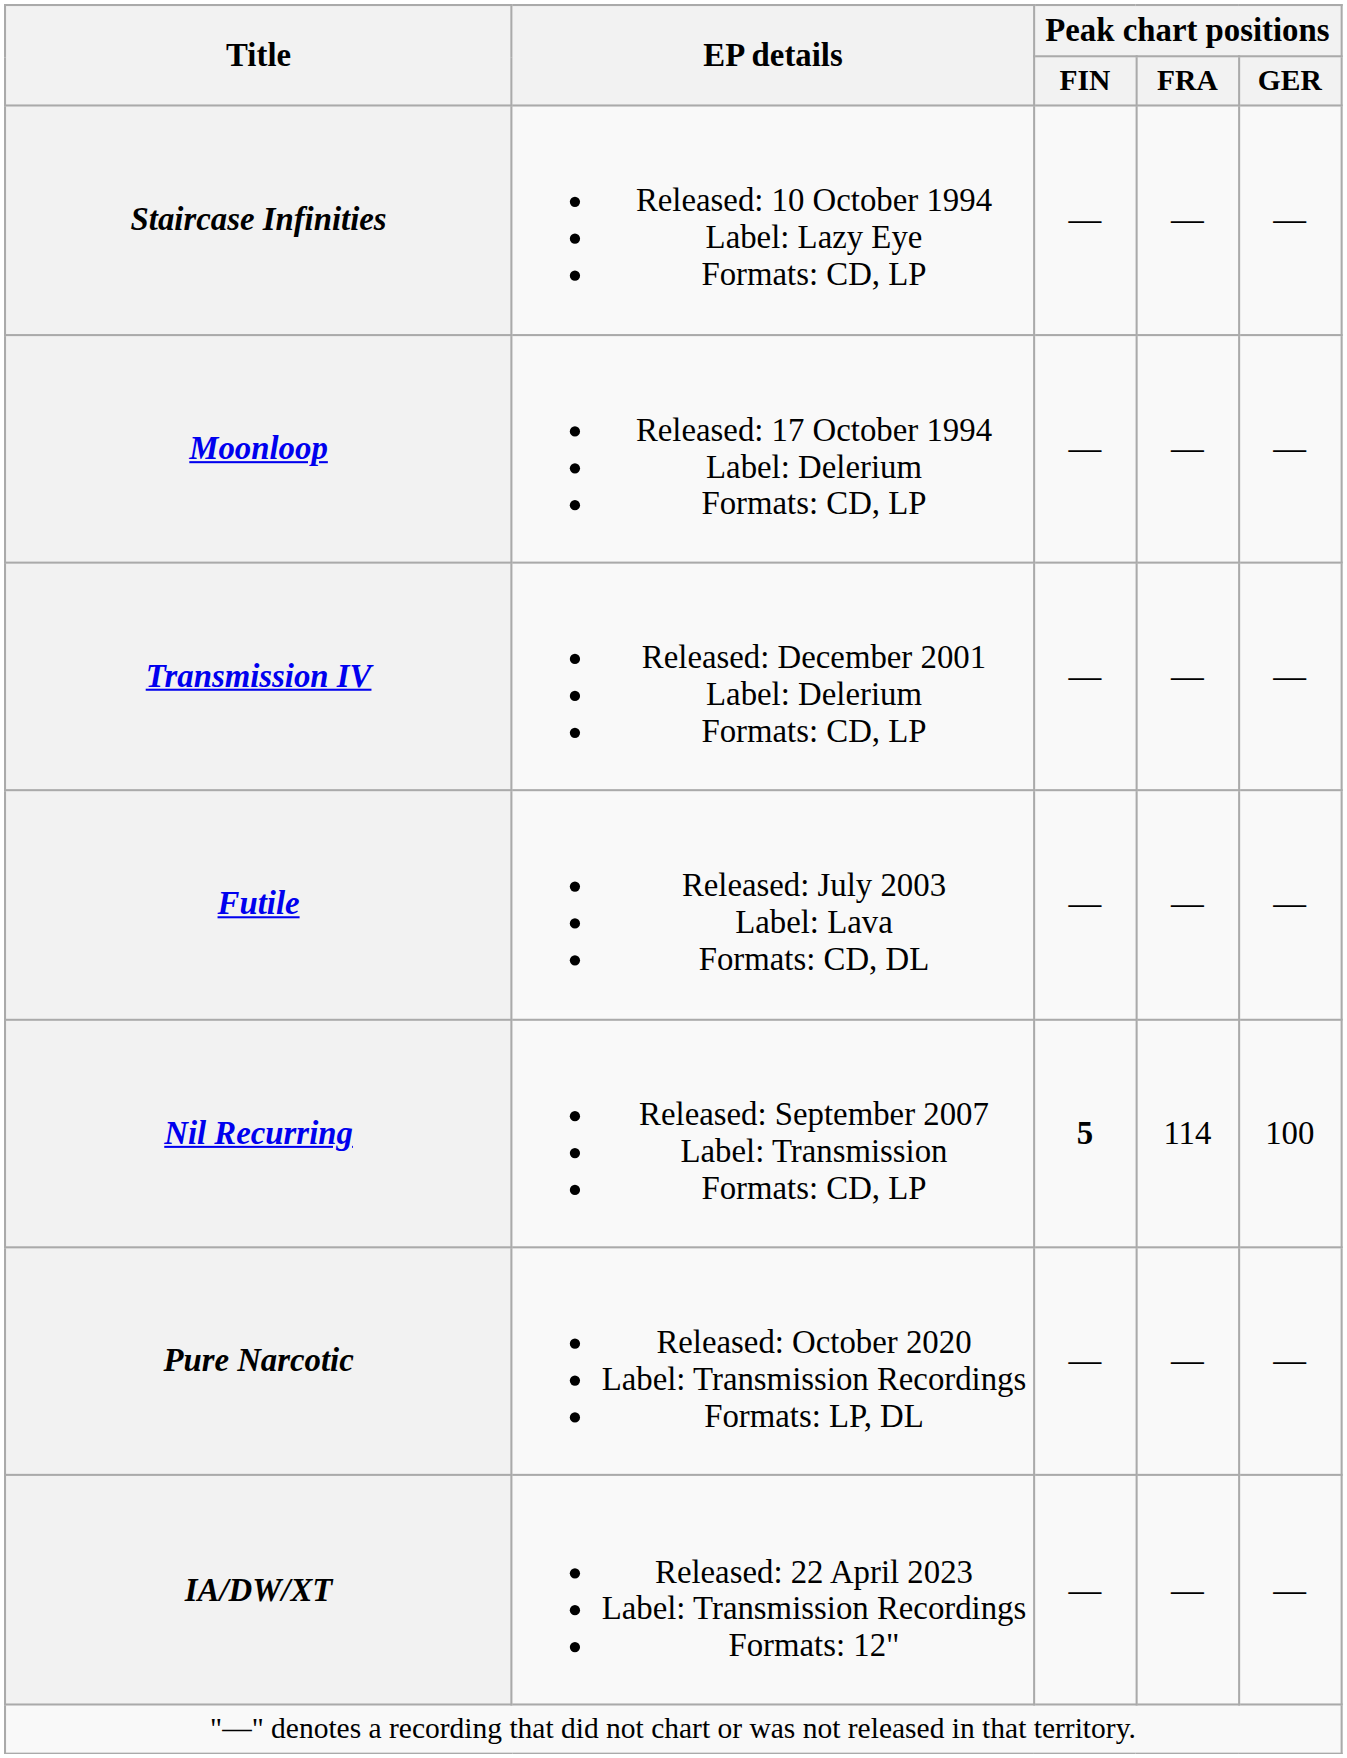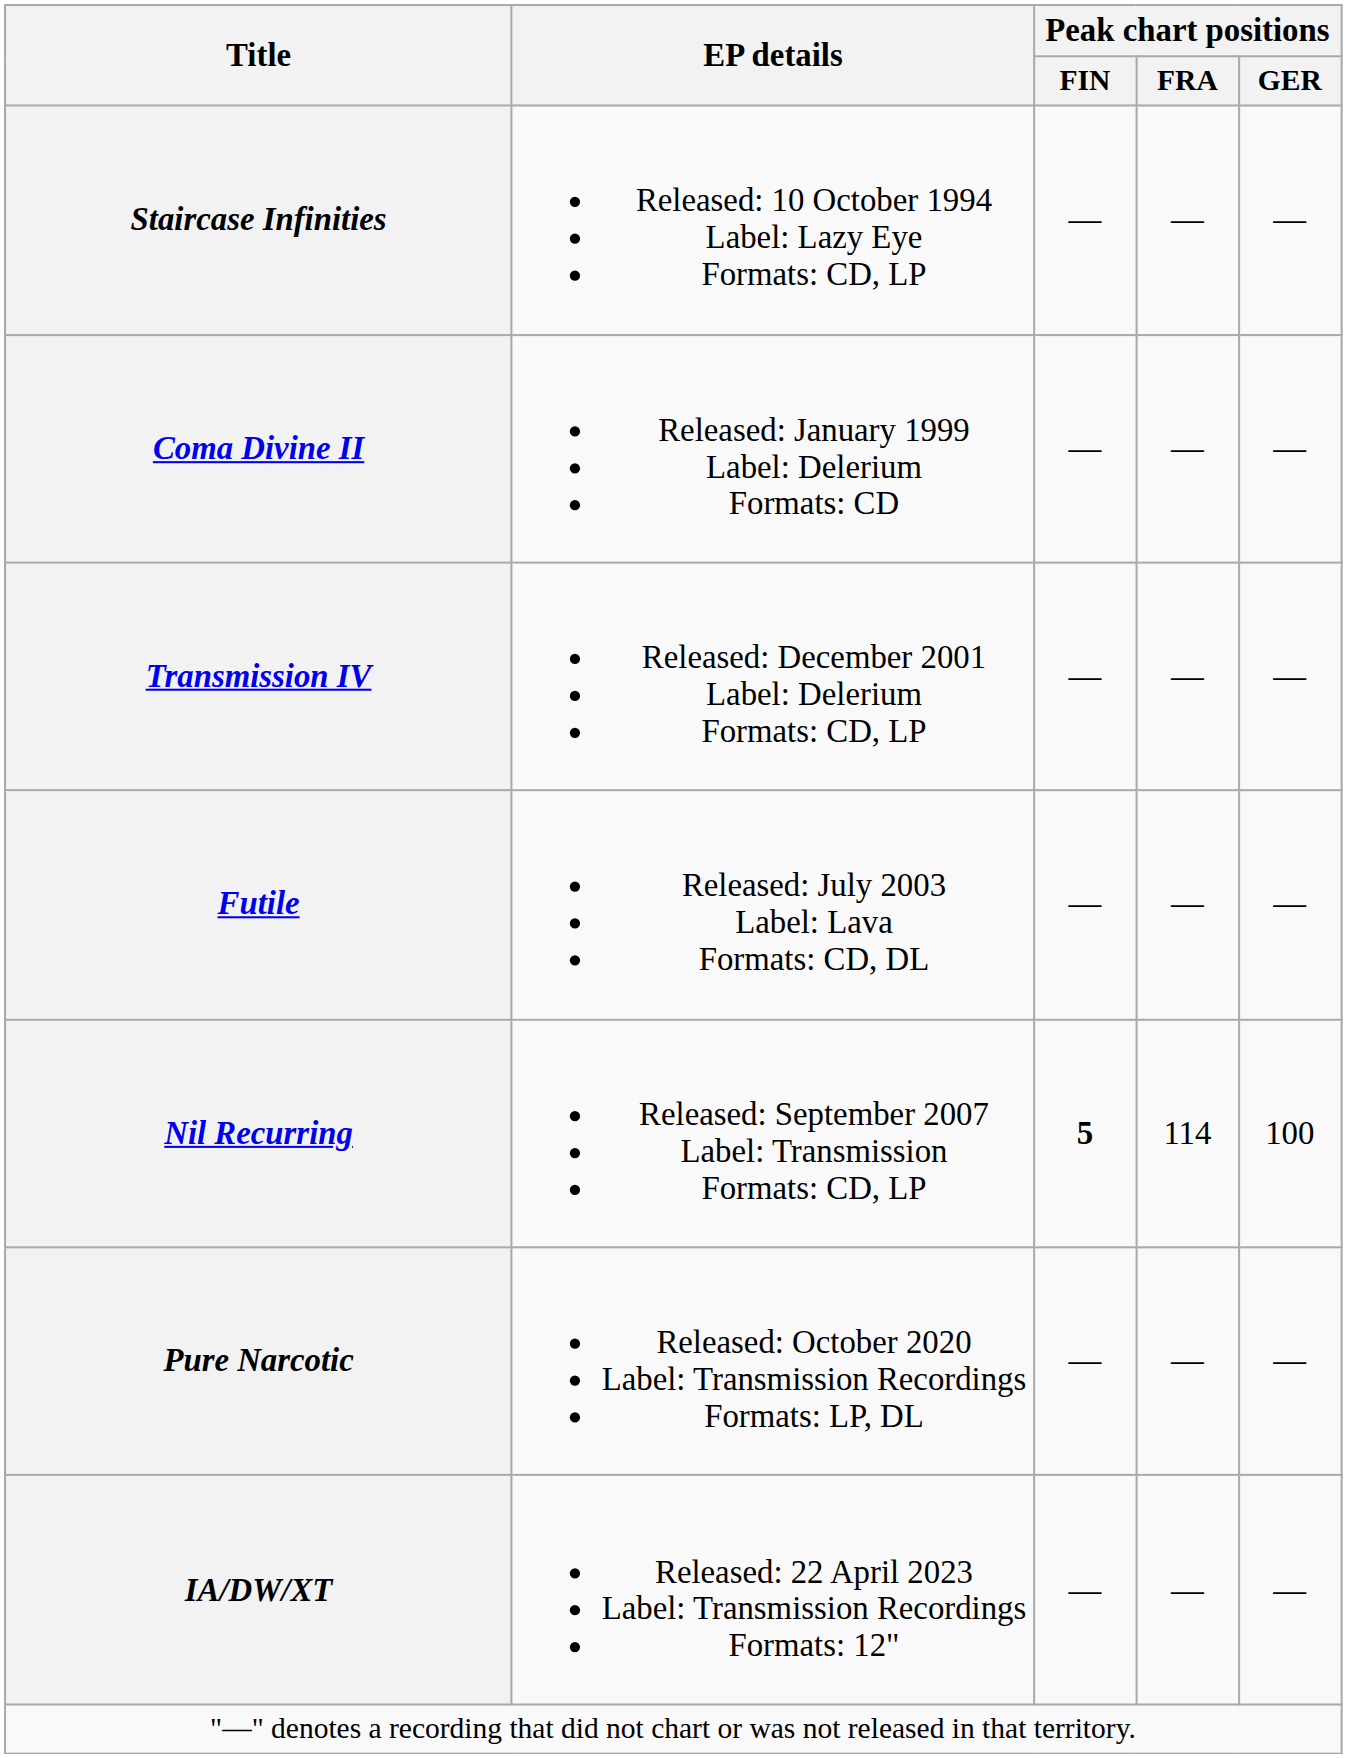- row: (259, 447)
+ row: (259, 447)
